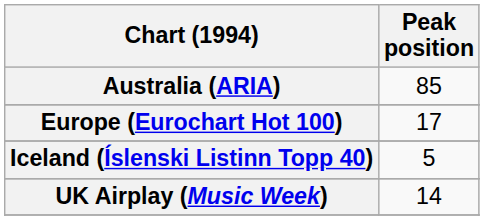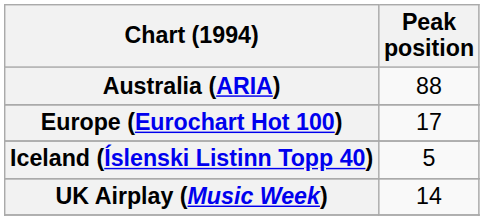(429, 85) 85 -> (429, 85) 88
